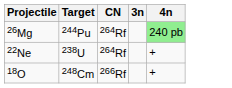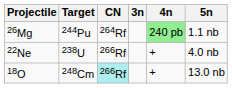+ column: (206, 13)
(113, 52) 264Rf -> (113, 52) 266Rf
(113, 73) no background -> (113, 73) paleturquoise background
